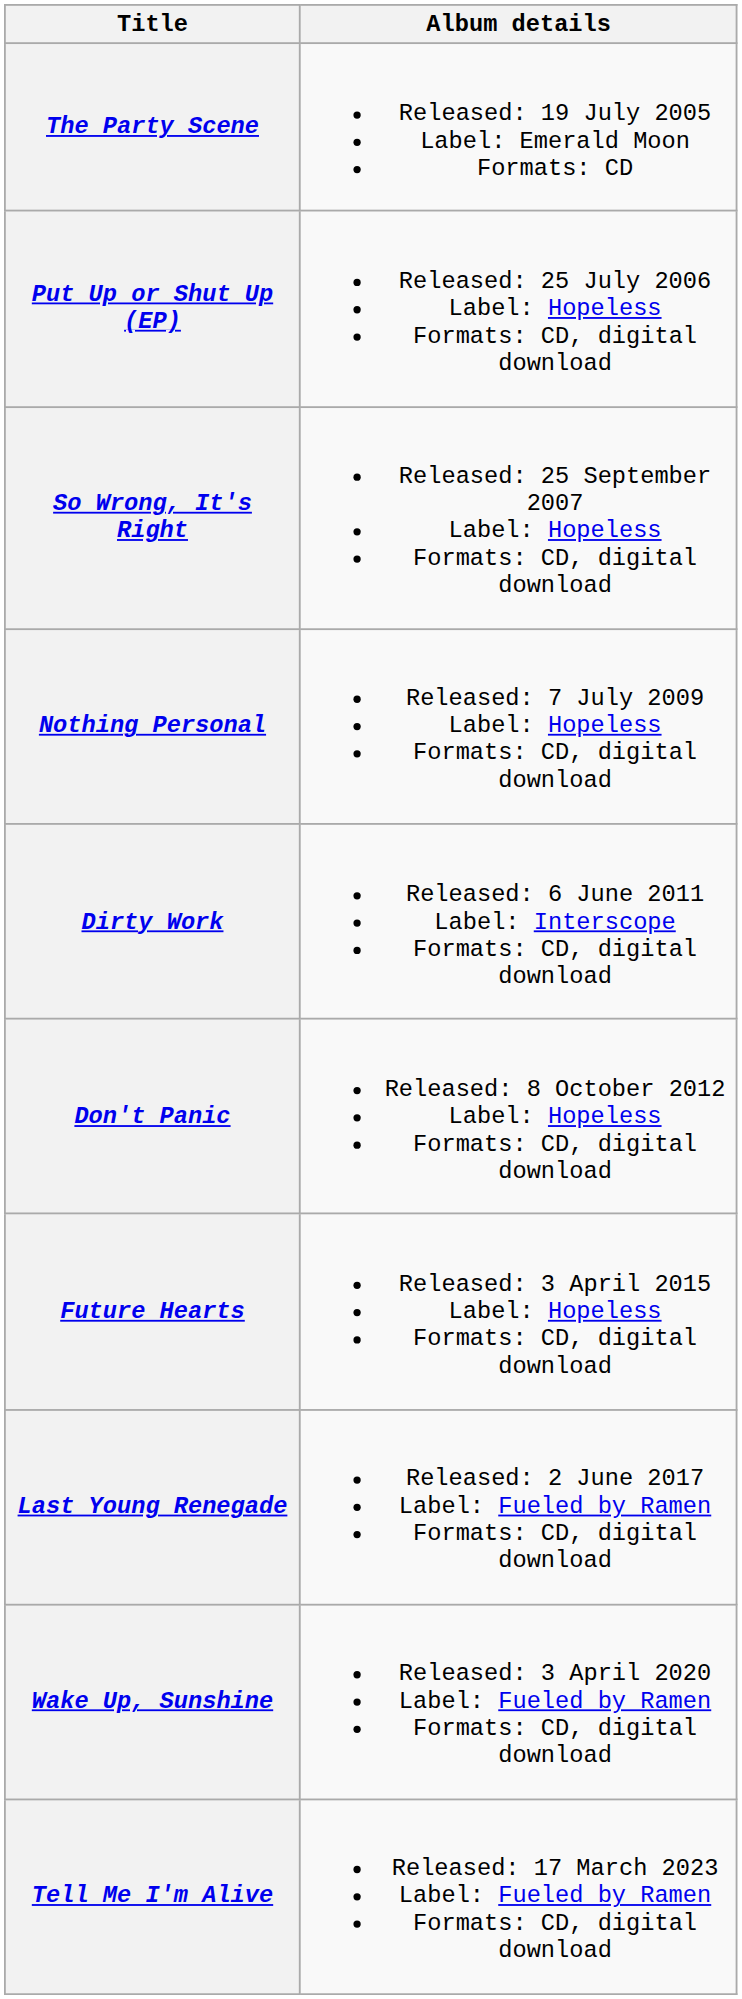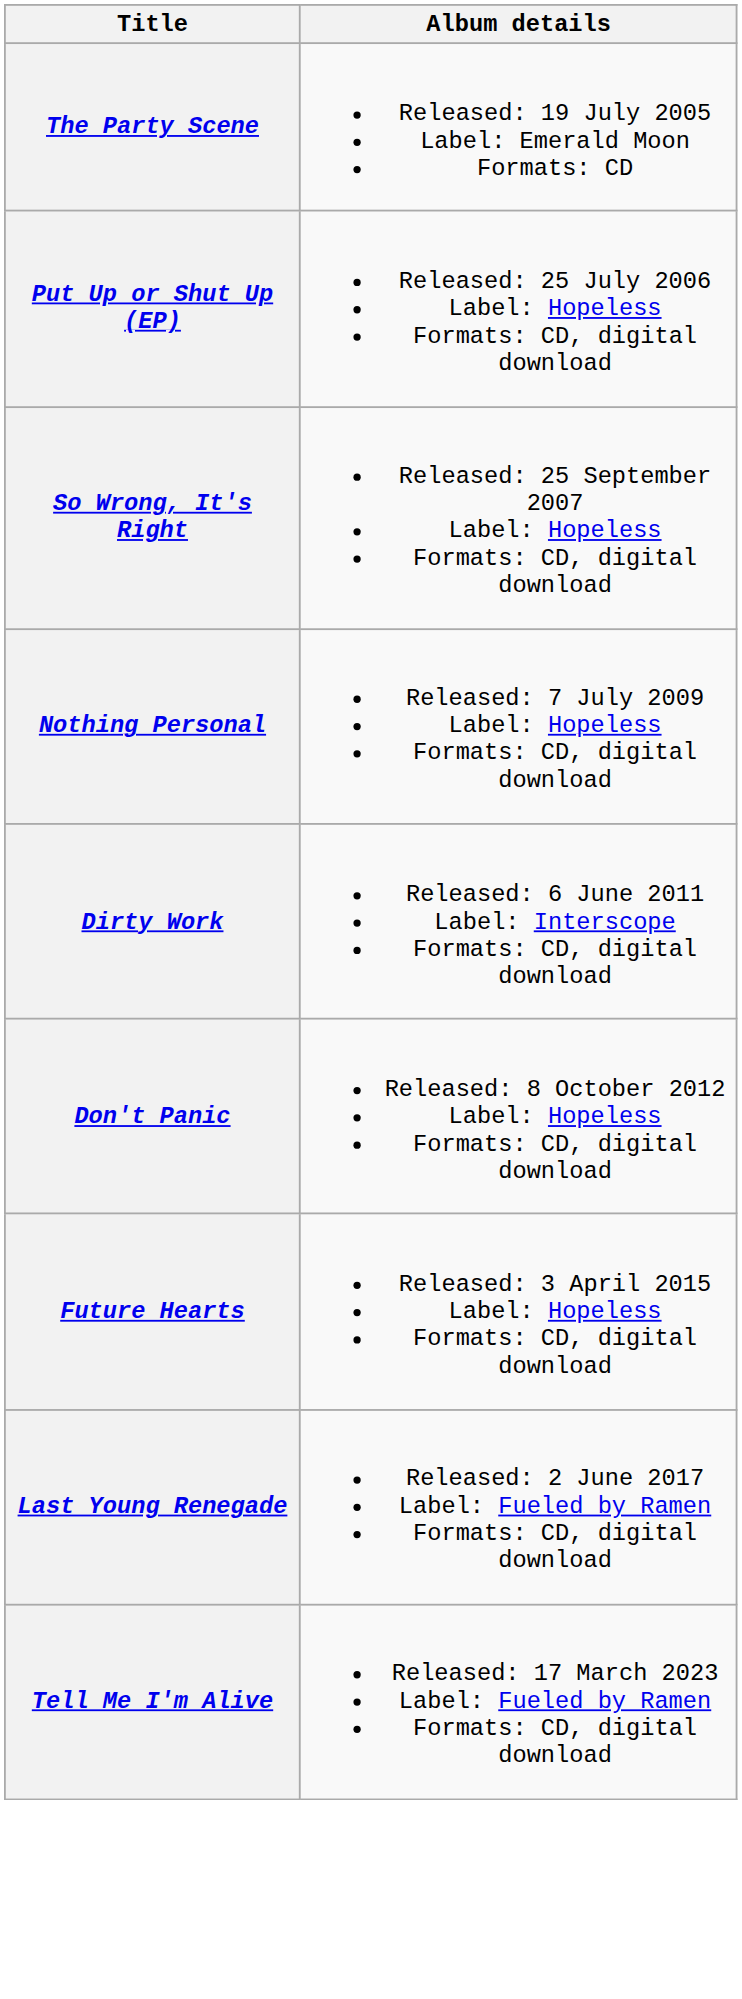- row: (153, 1702)
